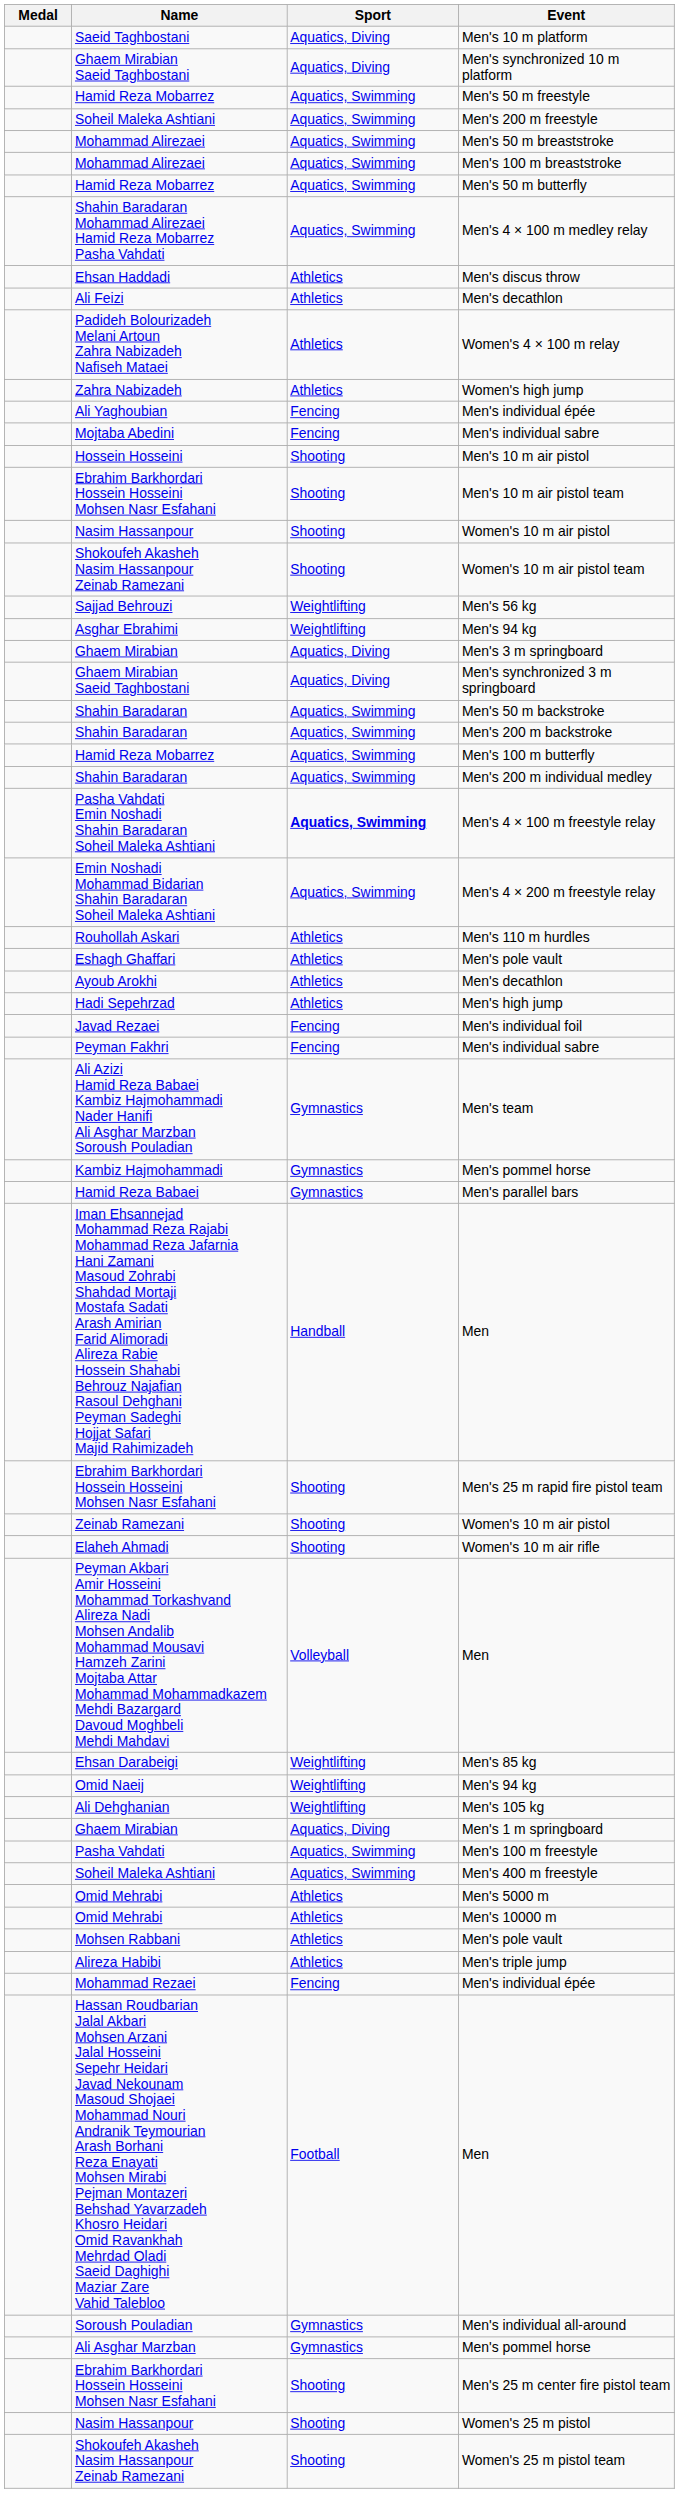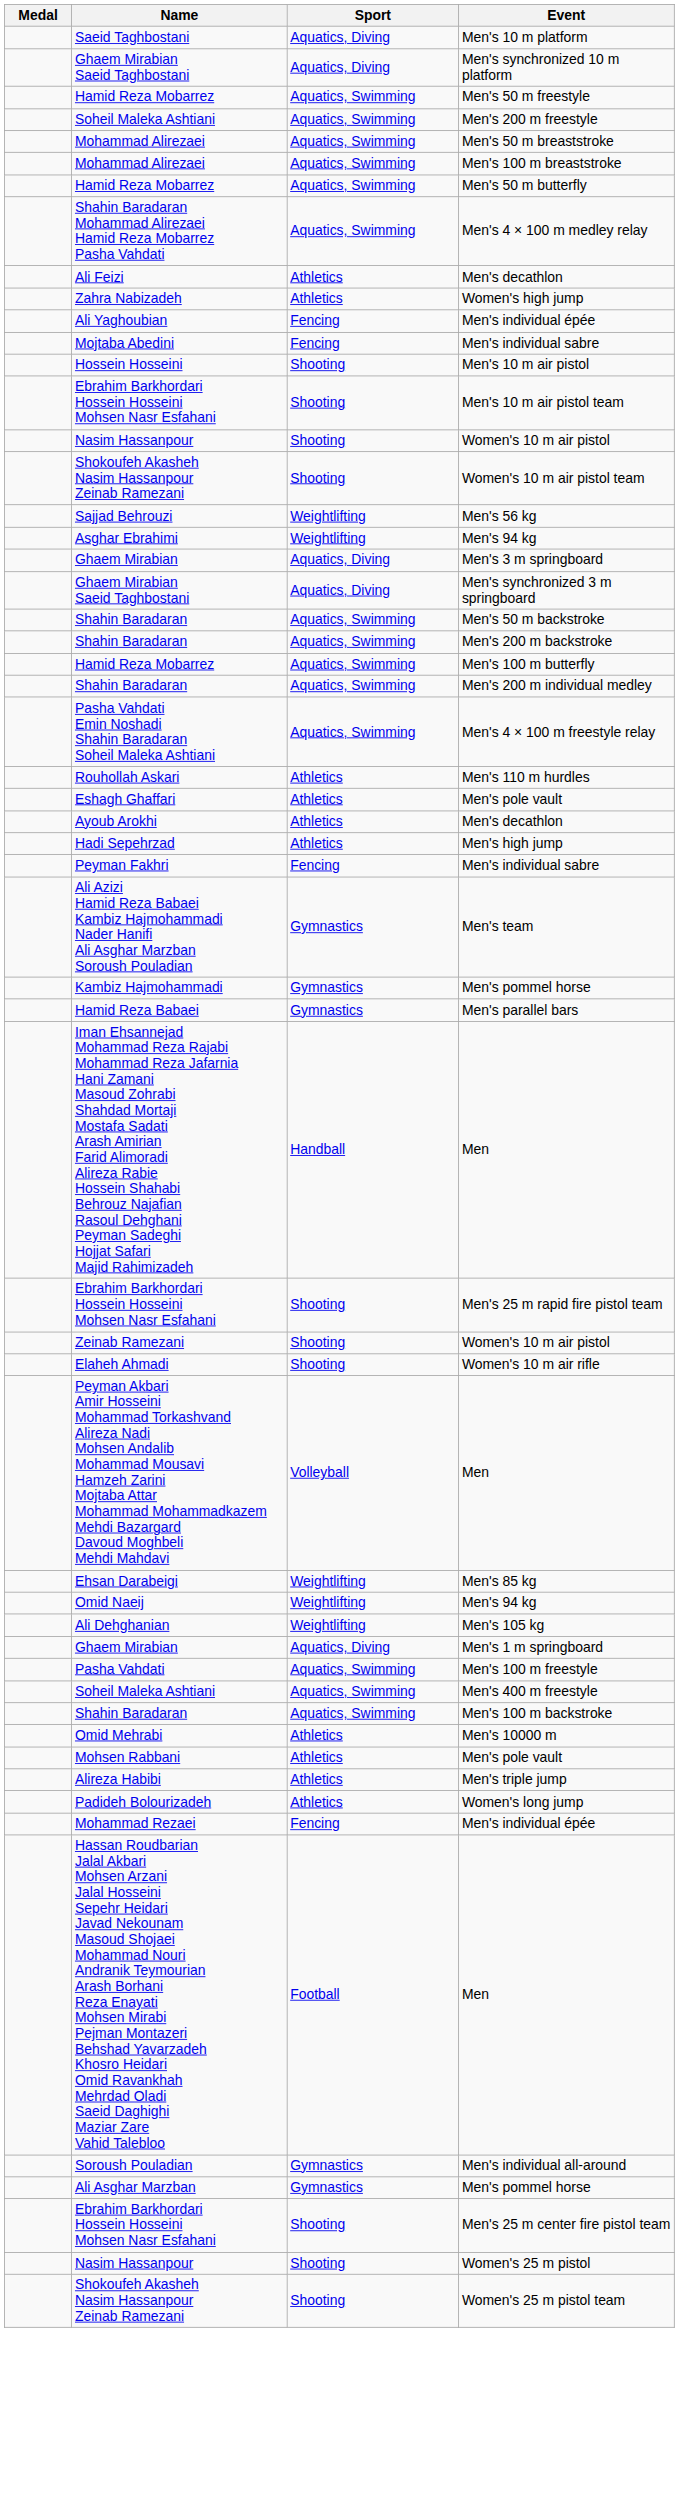- row: (123, 276)
- row: (143, 344)
(358, 823) bold -> (353, 731) normal
- row: (145, 892)
- row: (117, 1025)
+ row: (131, 1713)
- row: (119, 1895)
+ row: (143, 1801)
